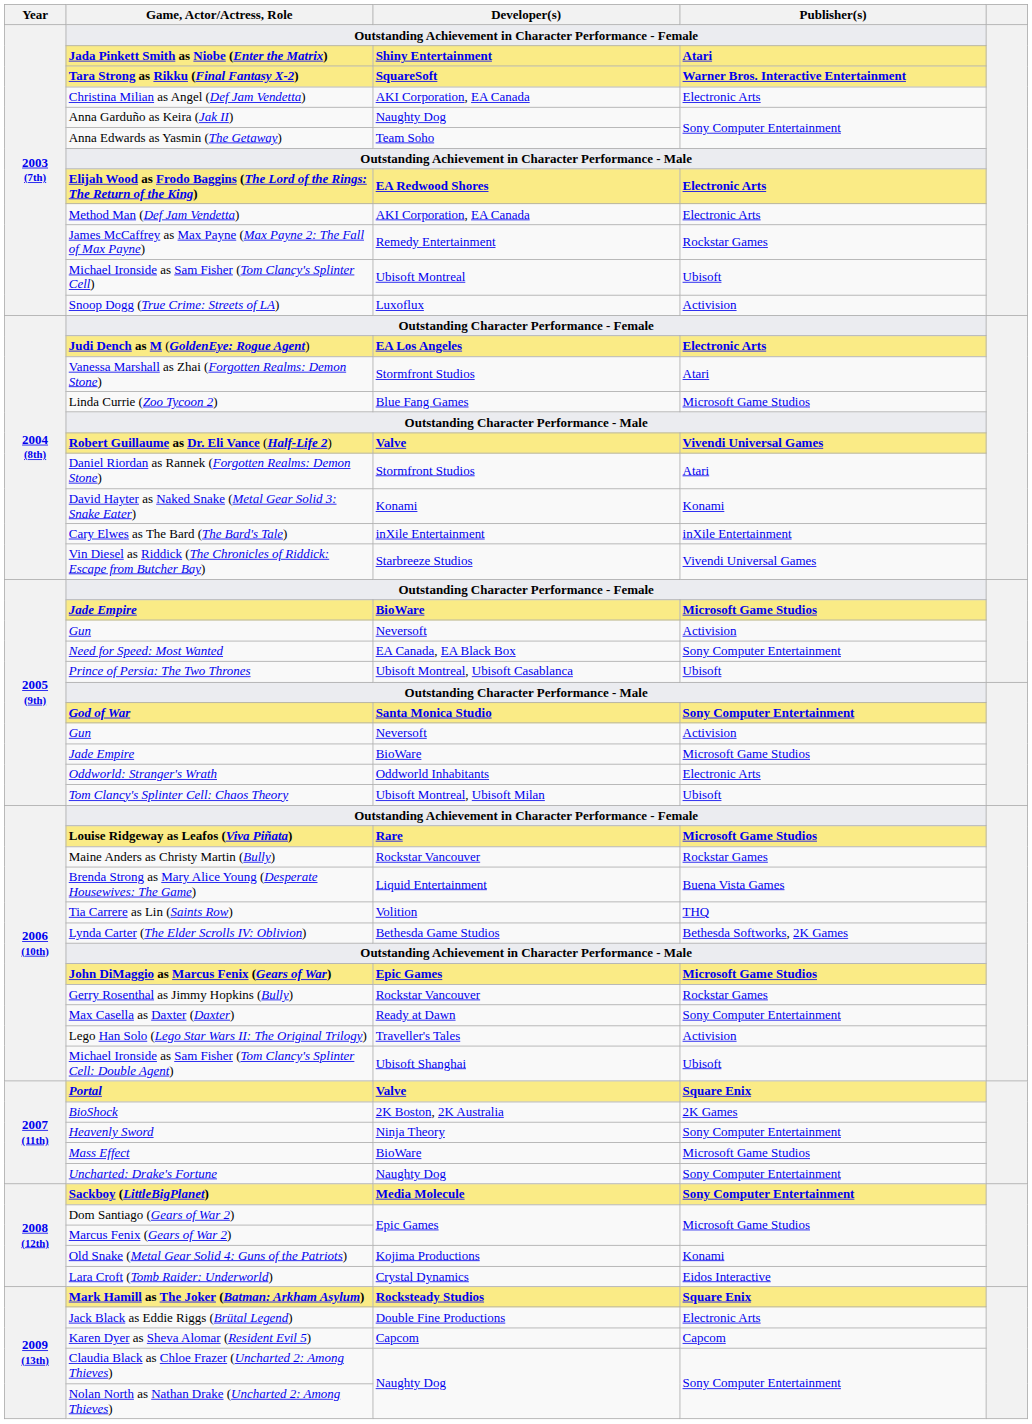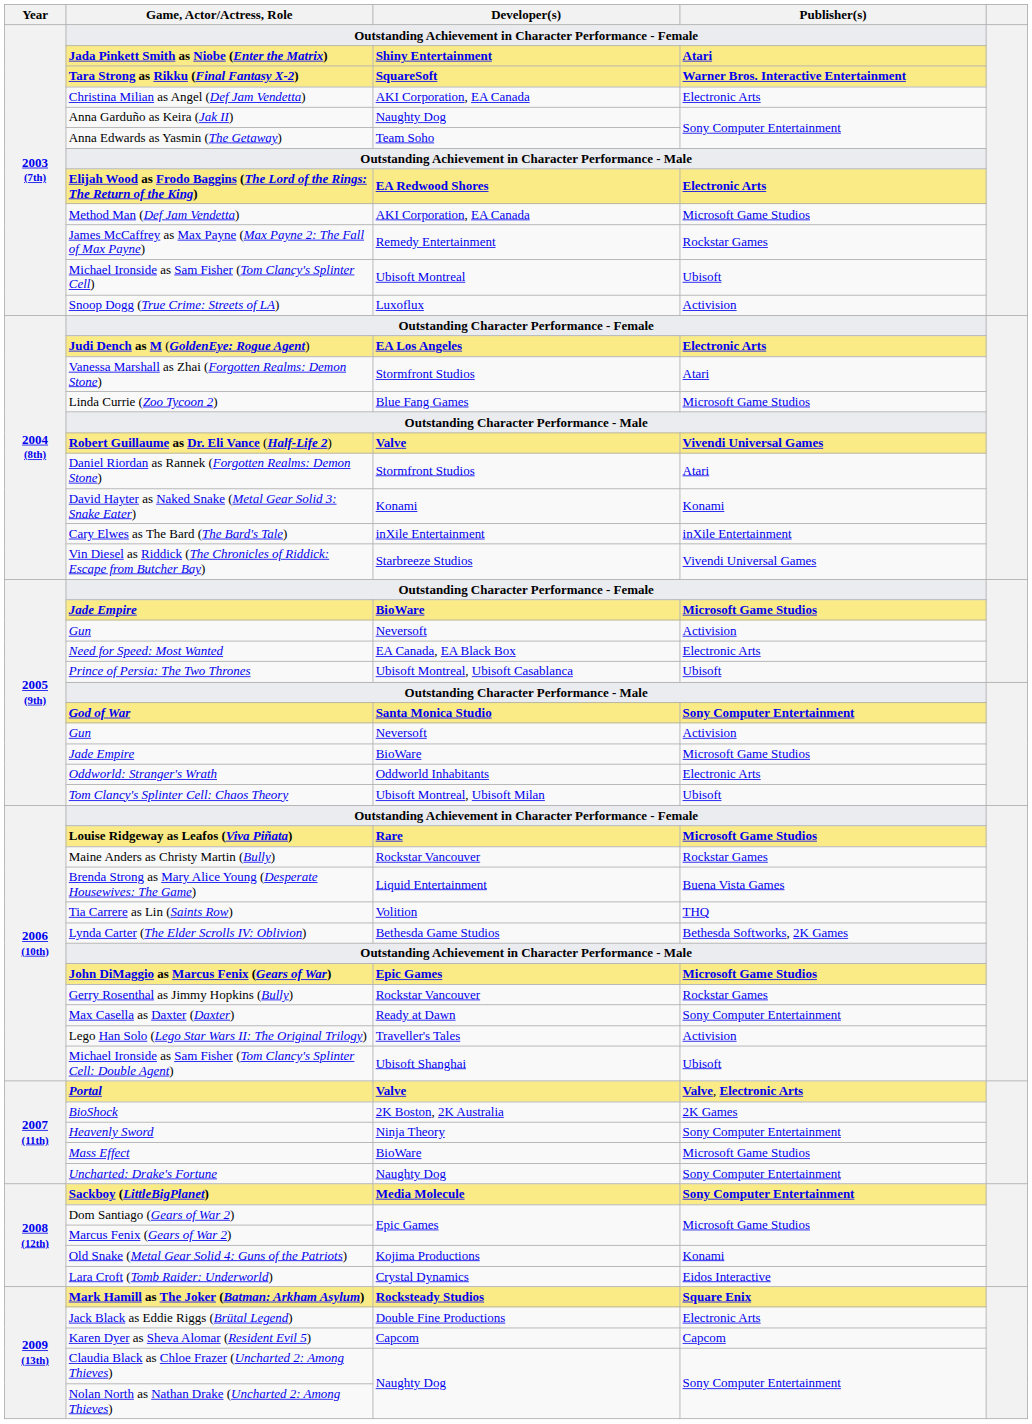(722, 214) Electronic Arts -> (746, 214) Microsoft Game Studios
(762, 651) Sony Computer Entertainment -> (722, 651) Electronic Arts
(717, 1091) Square Enix -> (743, 1091) Valve, Electronic Arts
